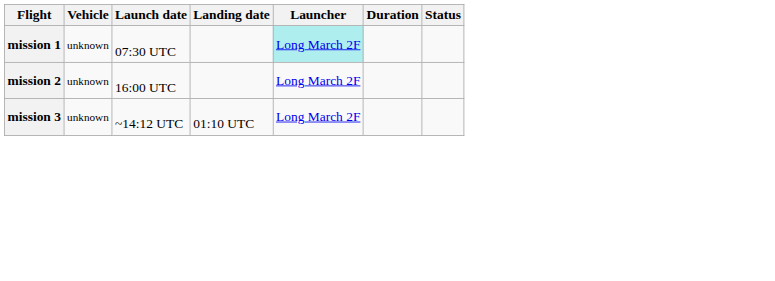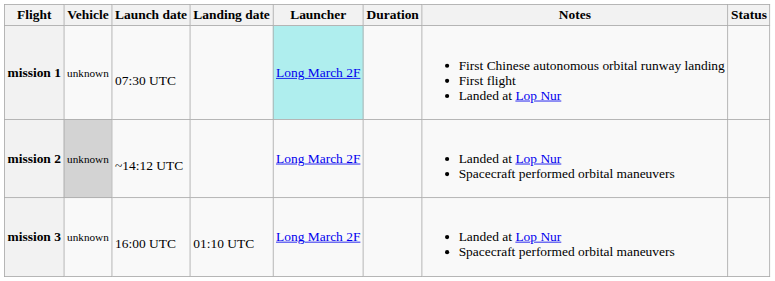+ column: (575, 15)
(88, 81) no background -> (88, 159) lightgrey background
(145, 88) 16:00 UTC -> (149, 166) ~14:12 UTC
(149, 124) ~14:12 UTC -> (145, 244) 16:00 UTC
